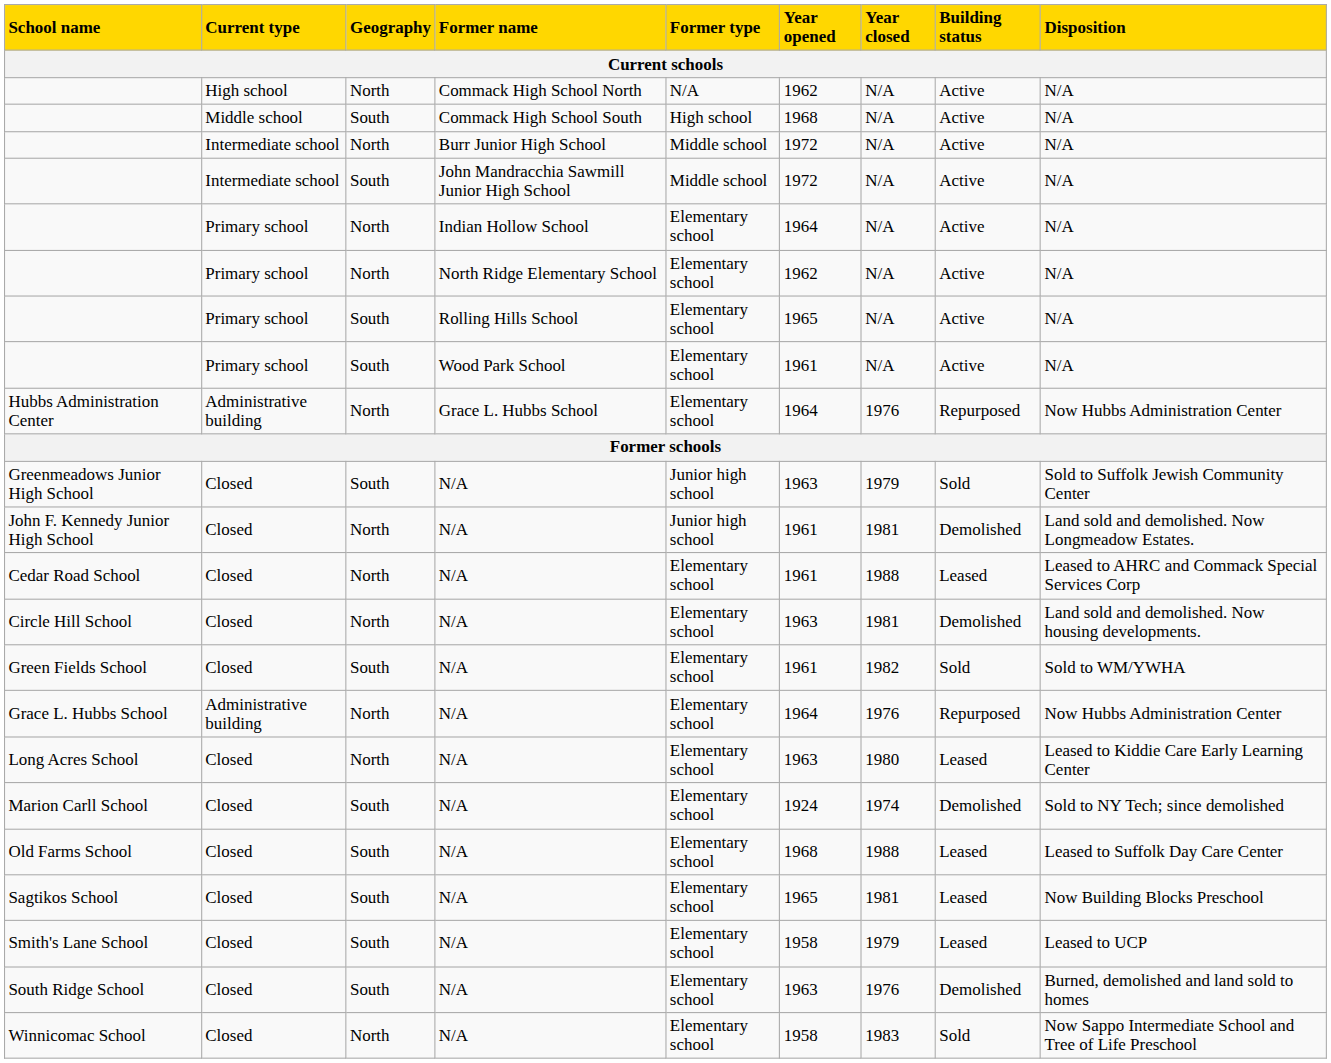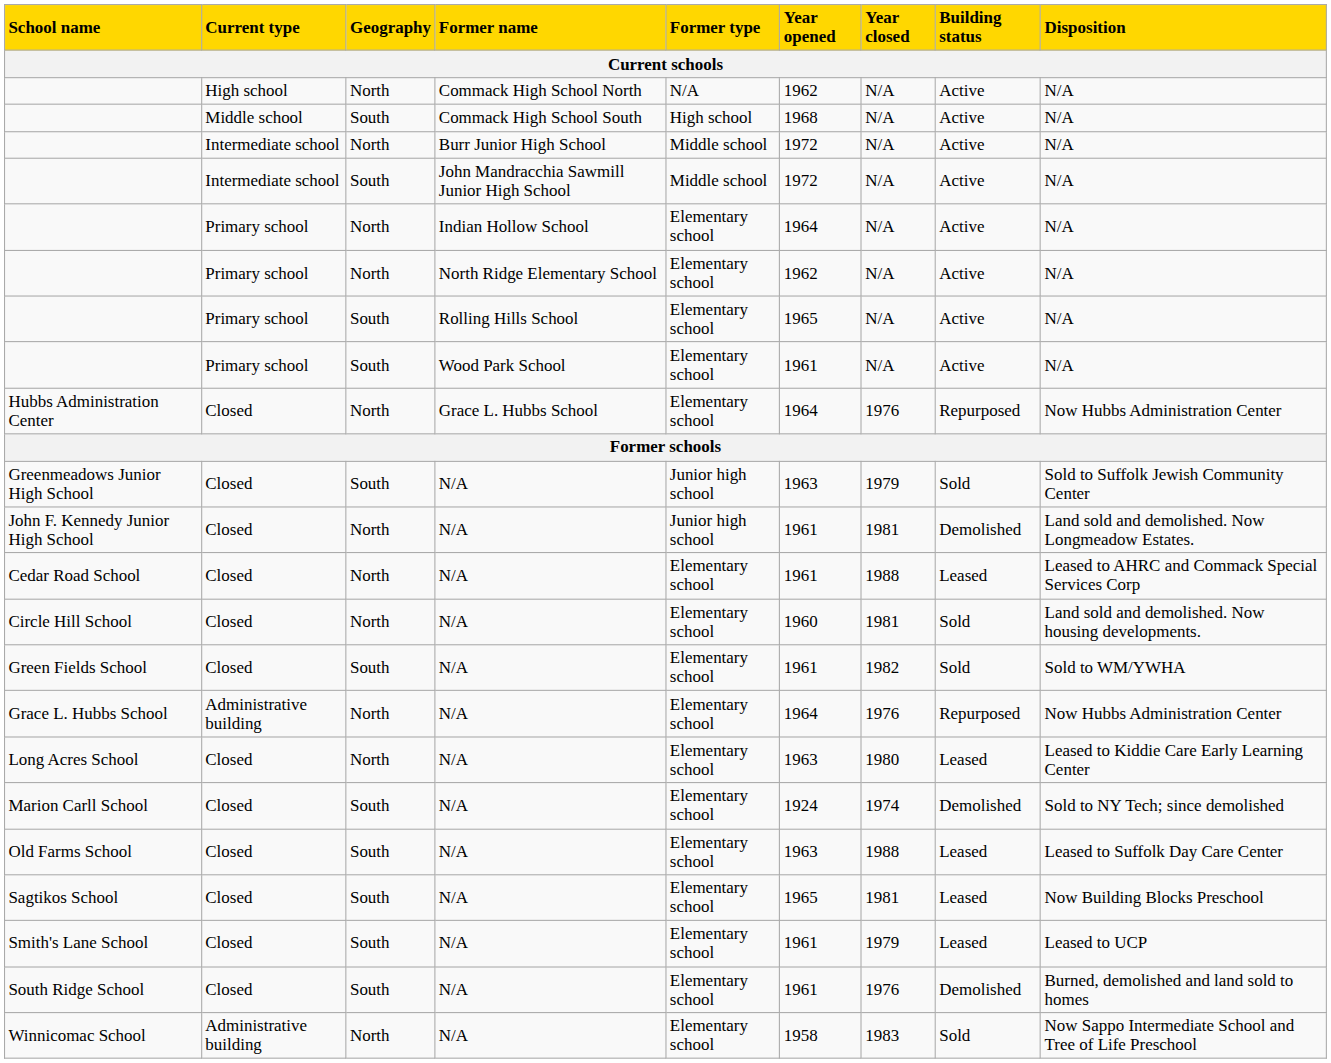(256, 410) Administrative building -> (229, 410) Closed
(801, 621) 1963 -> (801, 621) 1960
(980, 621) Demolished -> (955, 621) Sold
(801, 851) 1968 -> (801, 851) 1963
(801, 943) 1958 -> (801, 943) 1961
(801, 989) 1963 -> (801, 989) 1961
(229, 1035) Closed -> (256, 1035) Administrative building
